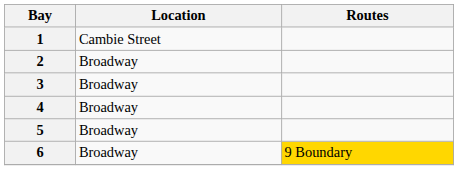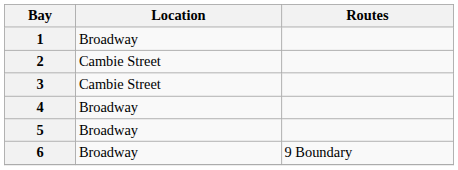(120, 38) Cambie Street -> (108, 38) Broadway
(108, 61) Broadway -> (120, 61) Cambie Street
(108, 84) Broadway -> (120, 84) Cambie Street
(318, 152) gold background -> (318, 152) no background
